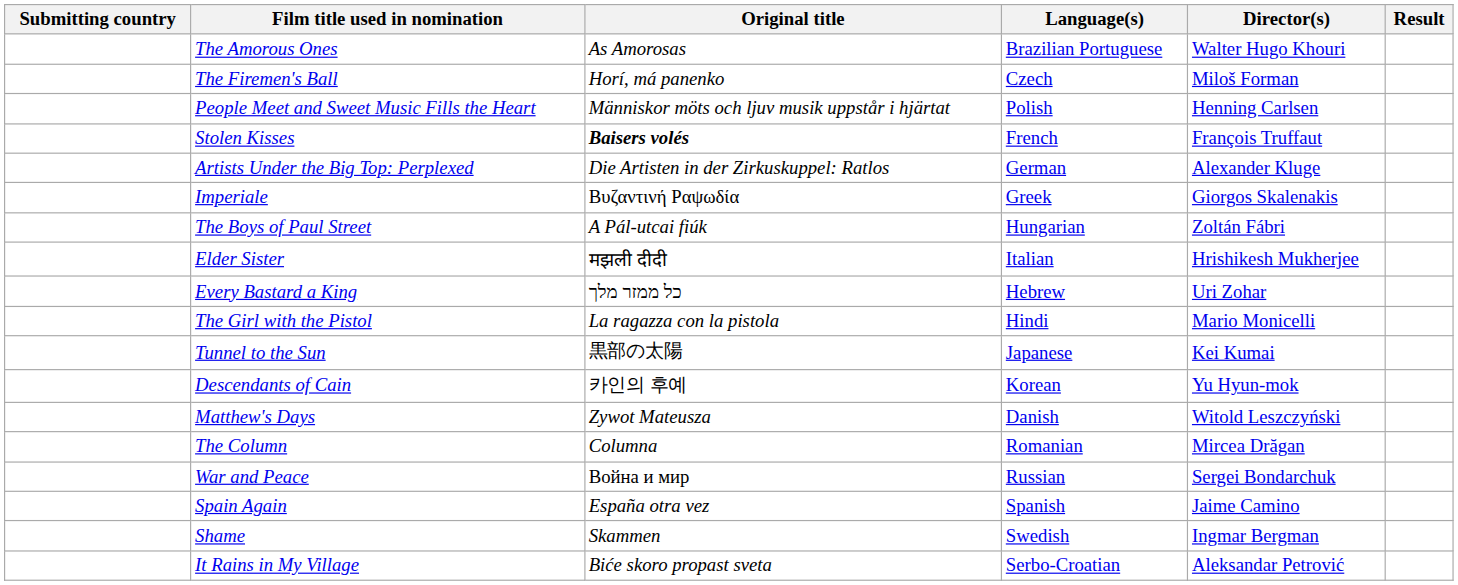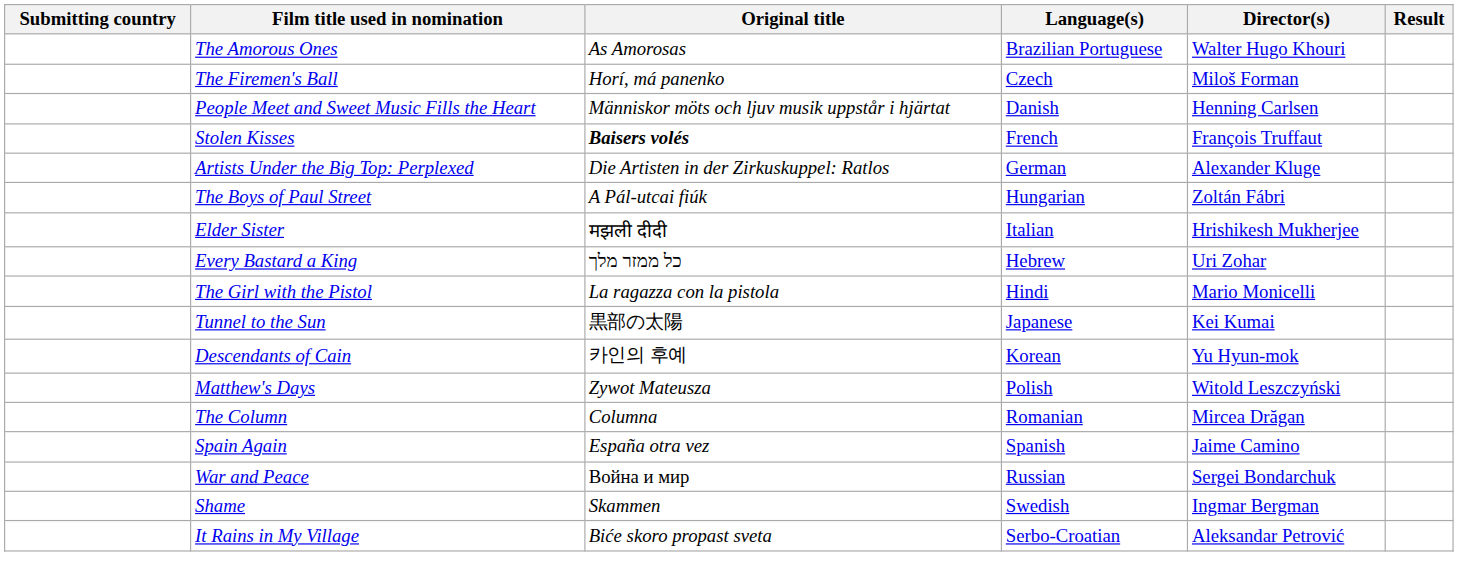(1029, 108) Polish -> (1032, 108) Danish
- row: (231, 197)
(1032, 416) Danish -> (1029, 387) Polish
rows swapped: (252, 476) <-> (241, 506)
